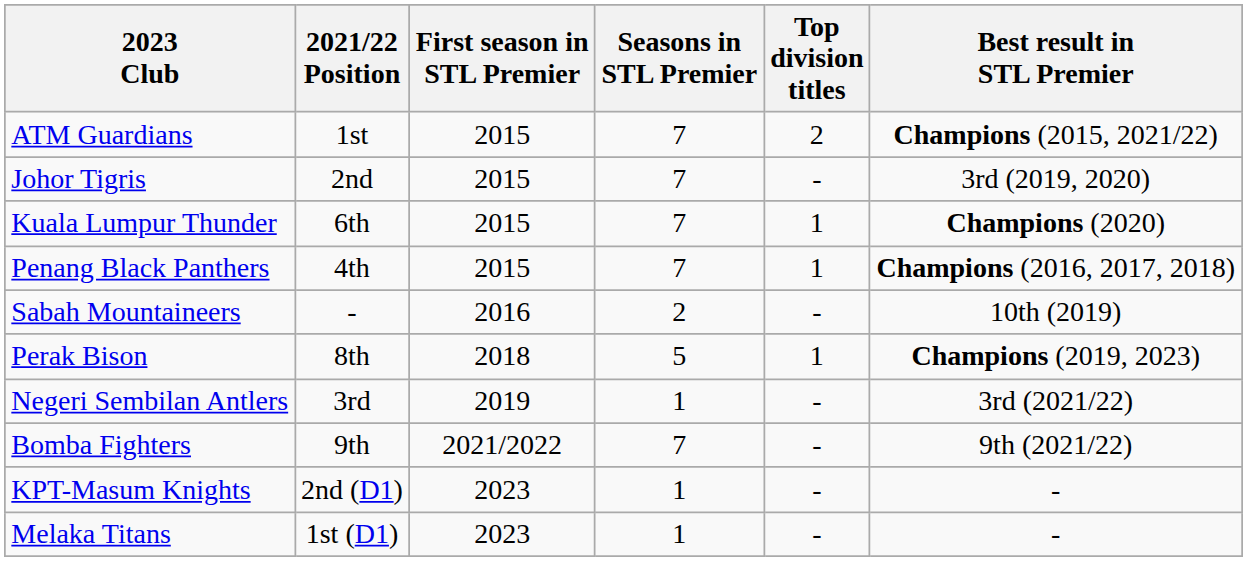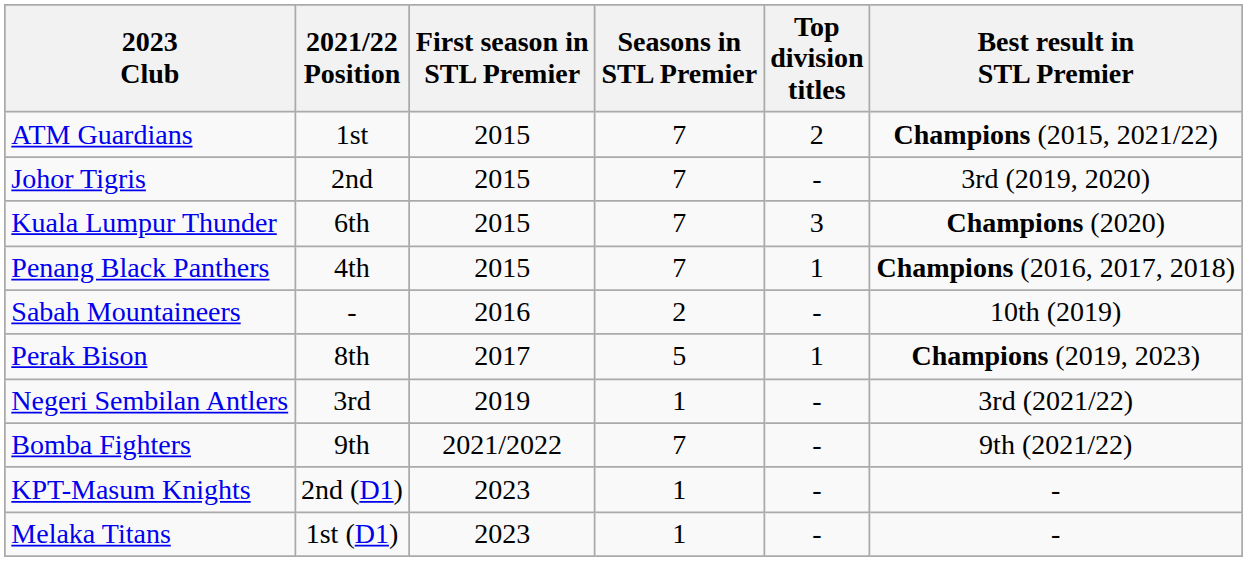(817, 222) 1 -> (817, 222) 3
(502, 356) 2018 -> (502, 356) 2017
